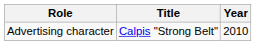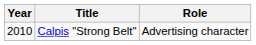columns swapped: (236, 13) <-> (60, 13)
